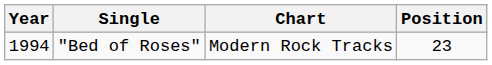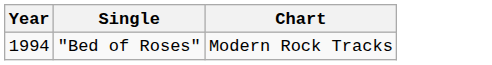- column: (442, 19)
